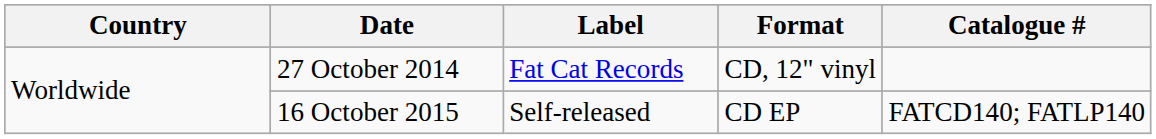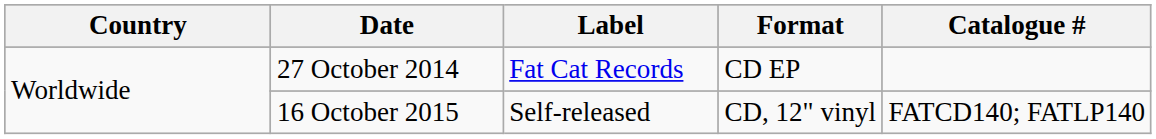(800, 68) CD, 12" vinyl -> (762, 68) CD EP
(762, 111) CD EP -> (800, 111) CD, 12" vinyl
